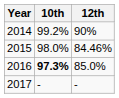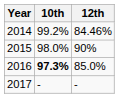(85, 31) 90% -> (93, 31) 84.46%
(93, 48) 84.46% -> (85, 48) 90%
